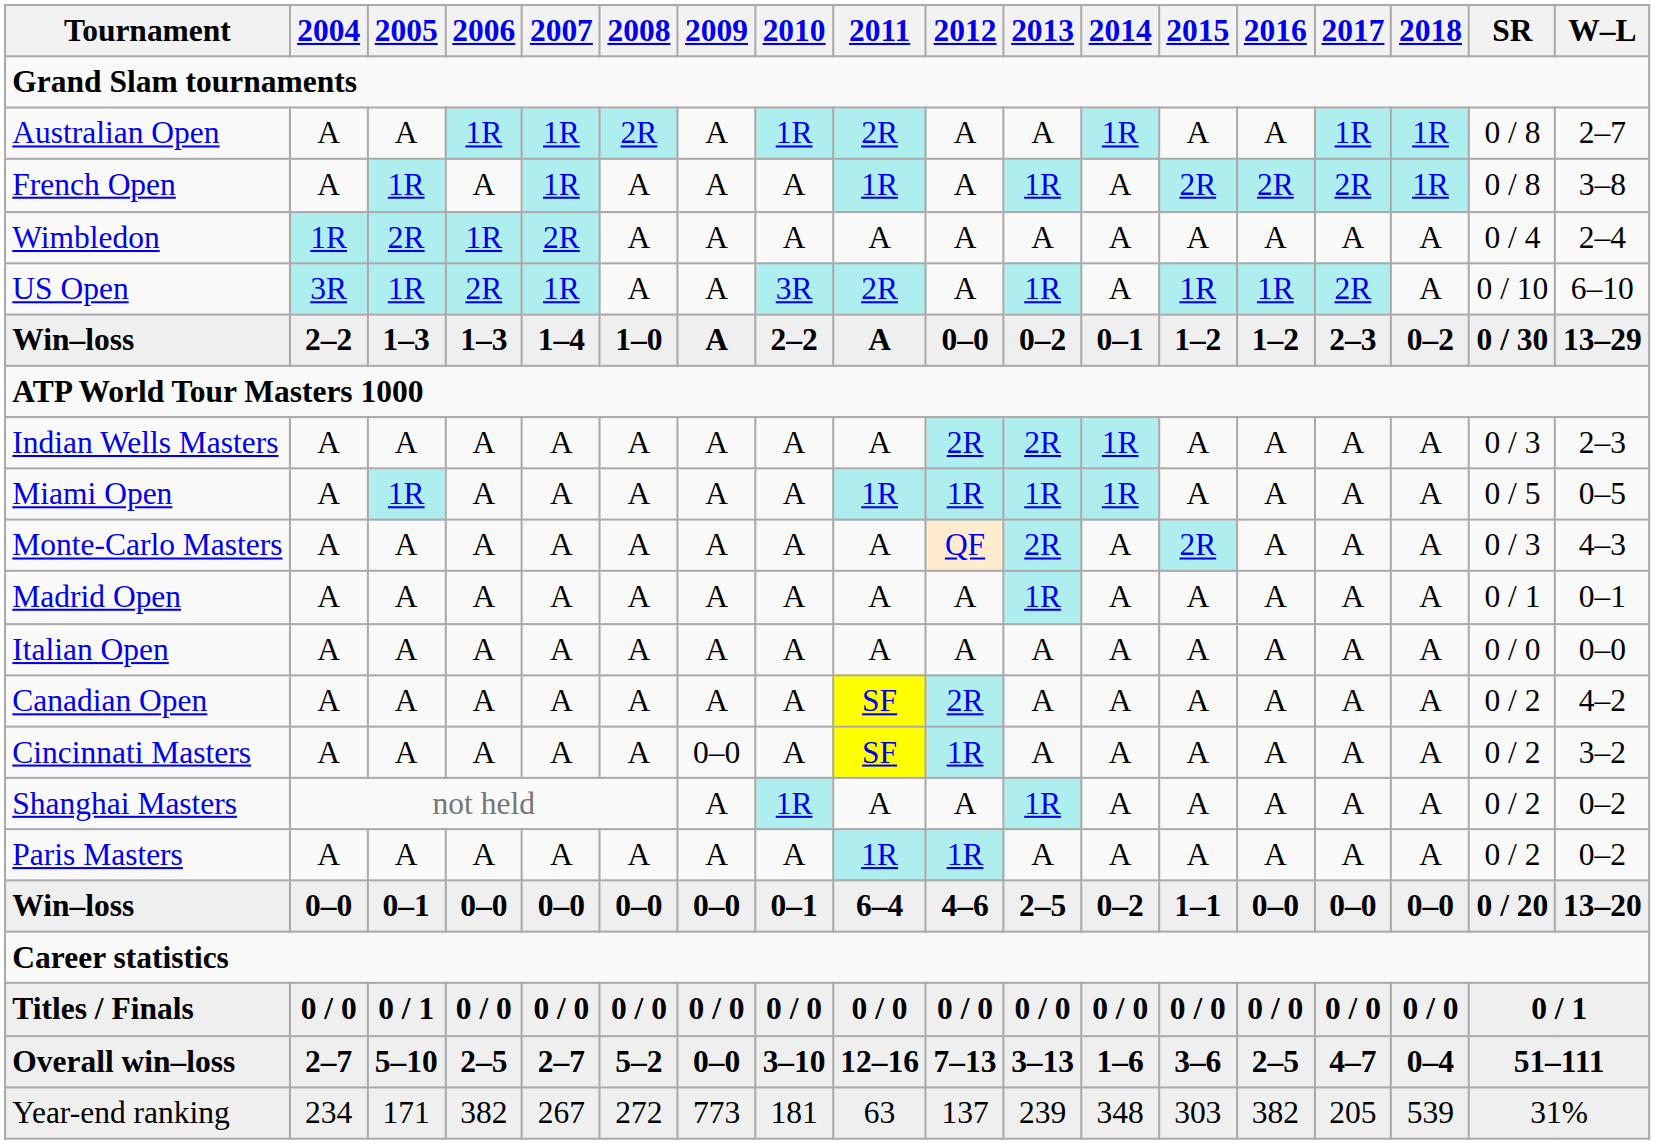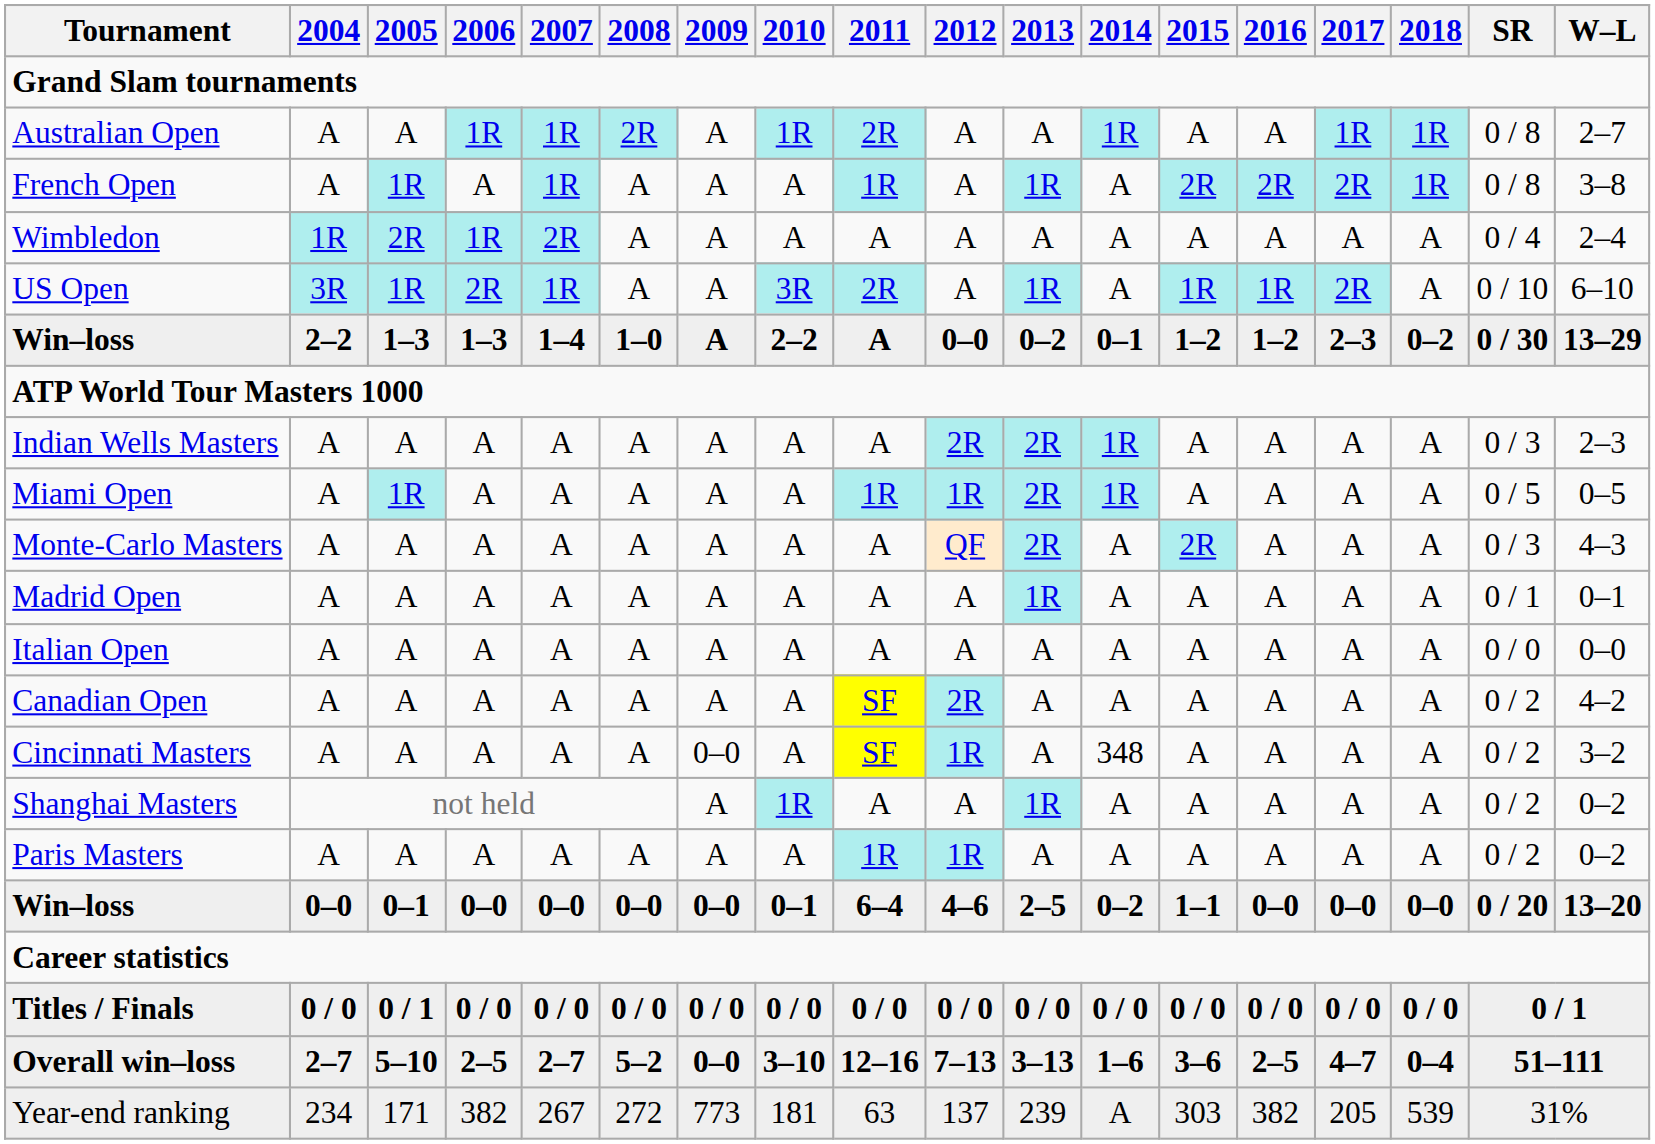(1043, 494) 1R -> (1043, 494) 2R
(1120, 751) A -> (1120, 751) 348
(1120, 1112) 348 -> (1120, 1112) A
